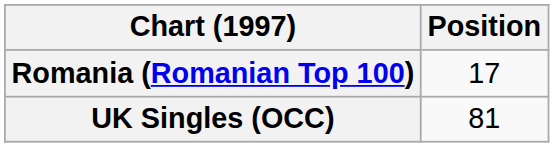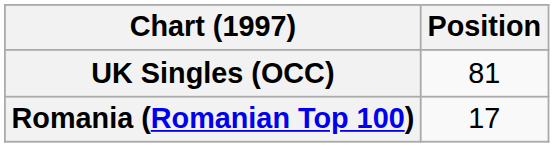rows swapped: (213, 73) <-> (213, 118)
